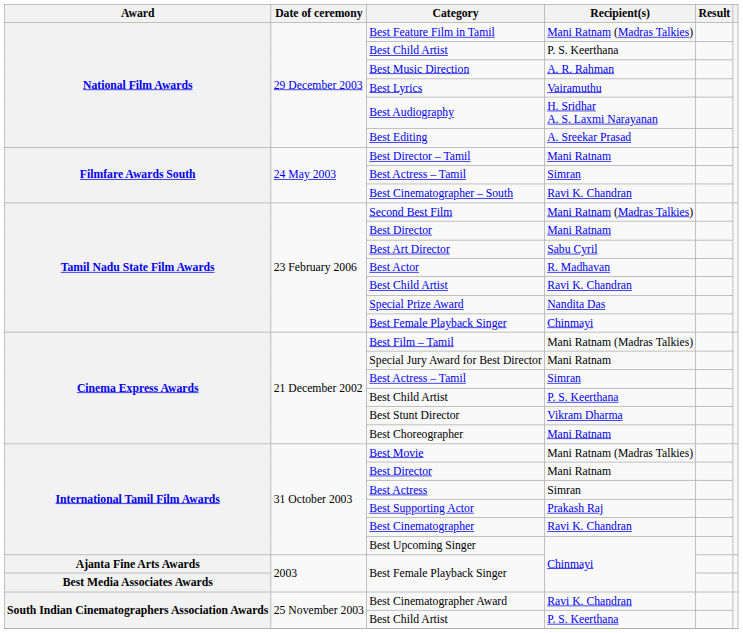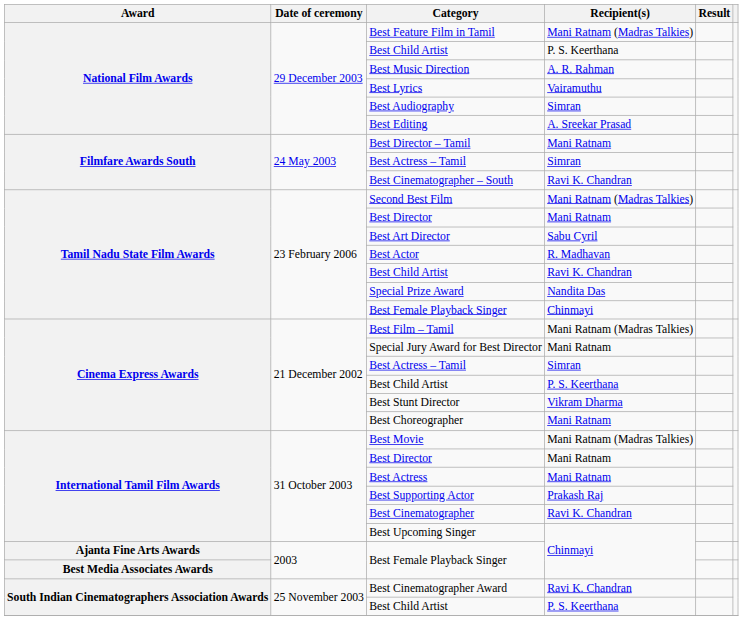(602, 112) H. Sridhar A. S. Laxmi Narayanan -> (564, 106) Simran
(564, 489) Simran -> (579, 476) Mani Ratnam
